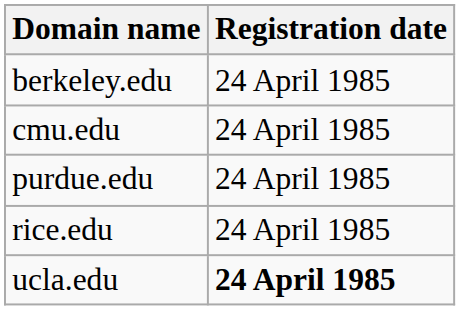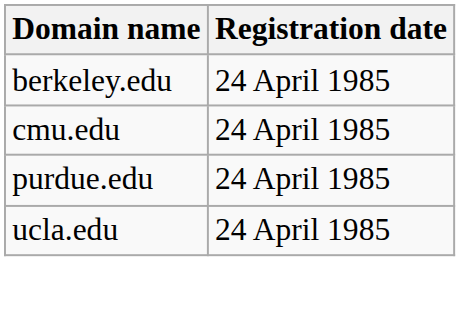- row: (63, 229)
(305, 279) bold -> (303, 229) normal
